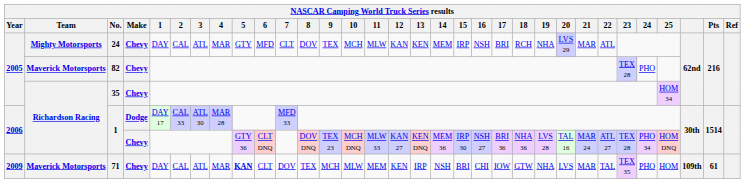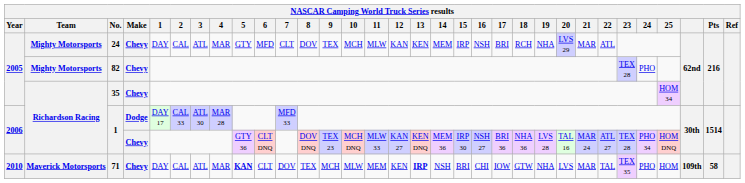(66, 69) Maverick Motorsports -> (66, 69) Mighty Motorsports
(14, 166) 2009 -> (14, 166) 2010
(420, 166) normal -> (420, 166) bold
(714, 166) 61 -> (714, 166) 58
